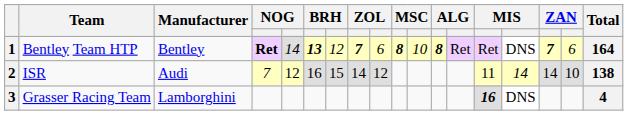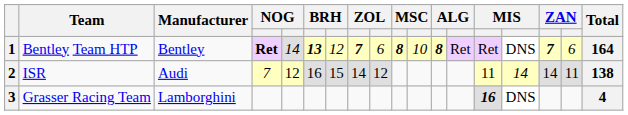(572, 72) 10 -> (572, 72) 11
